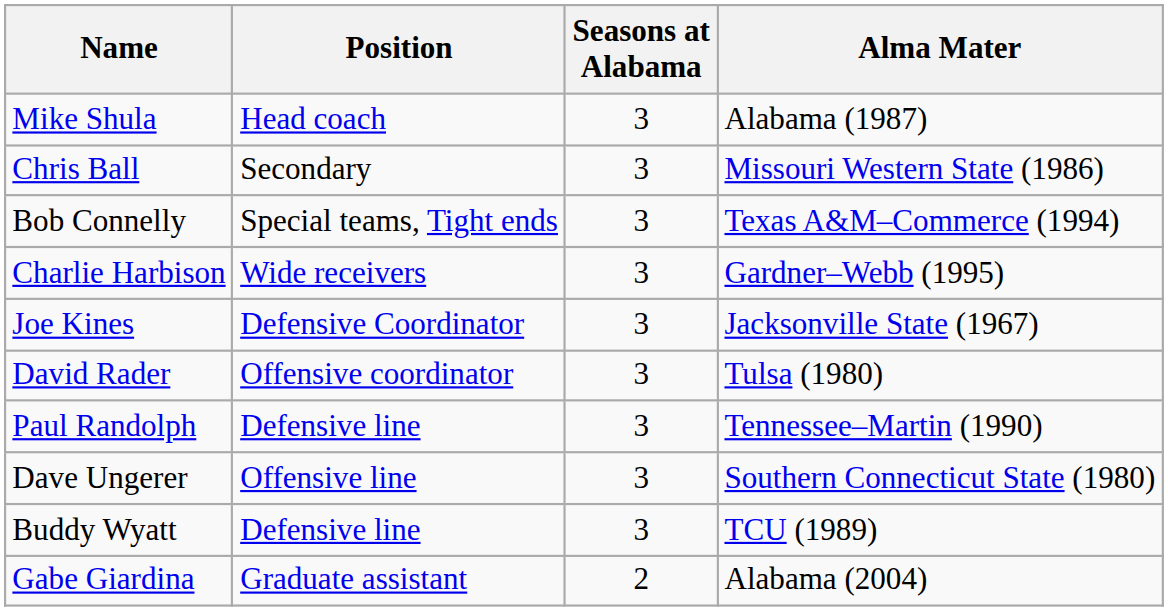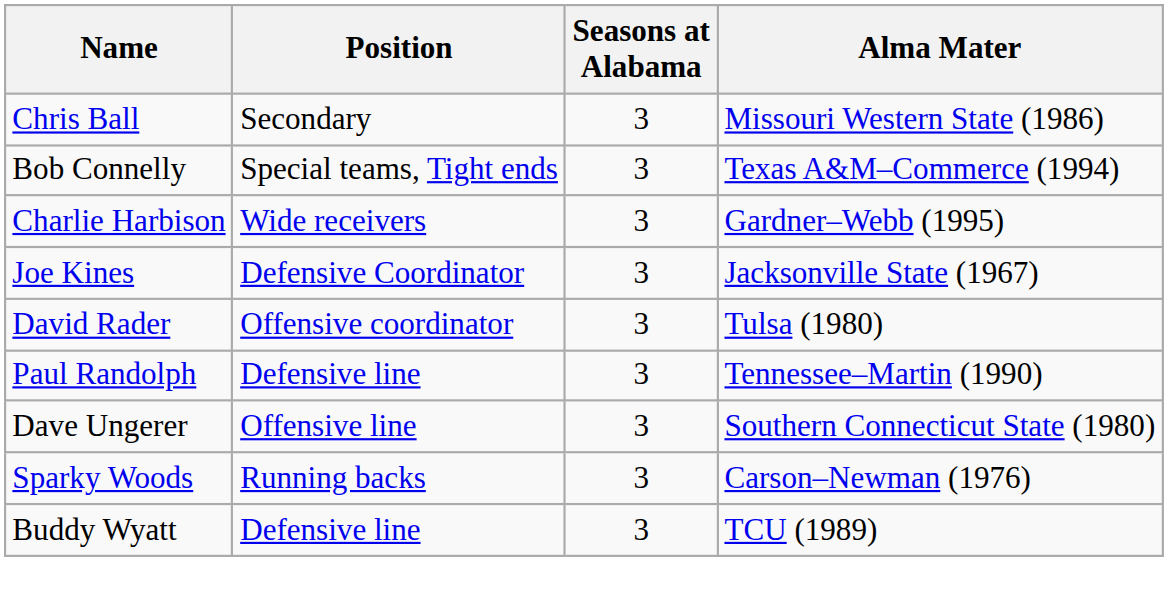- row: (84, 118)
+ row: (103, 477)
- row: (103, 580)
